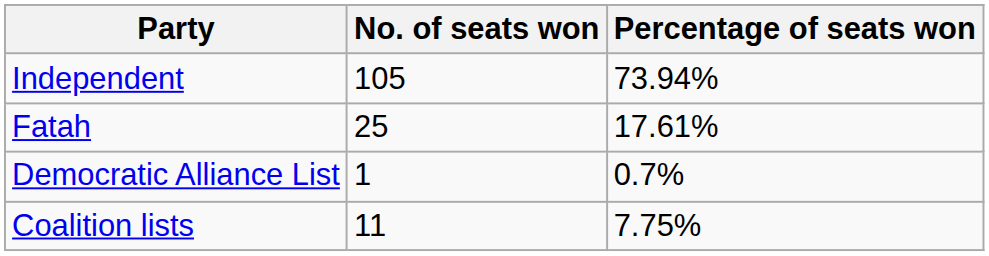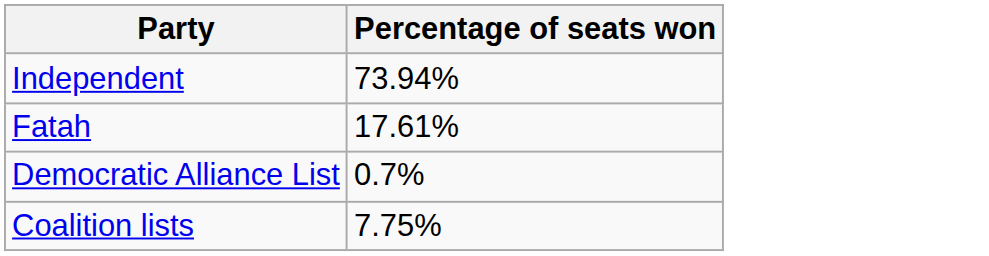- column: (477, 28)
